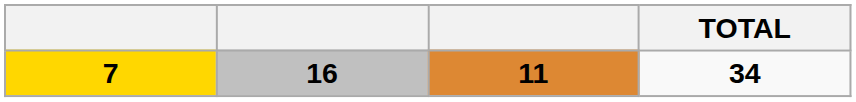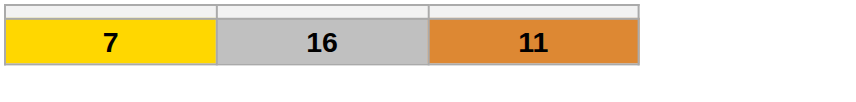- column: (745, 28)
